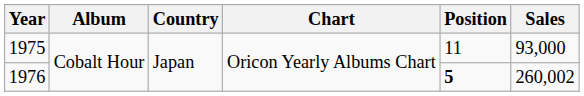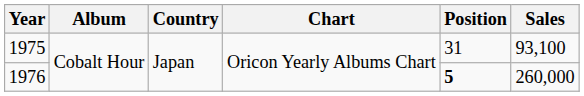(453, 47) 11 -> (453, 47) 31
(541, 47) 93,000 -> (541, 47) 93,100
(545, 76) 260,002 -> (545, 76) 260,000
